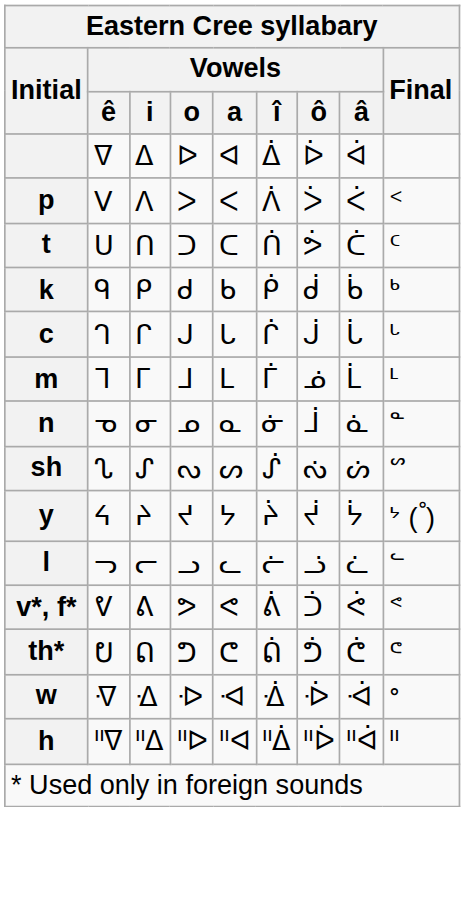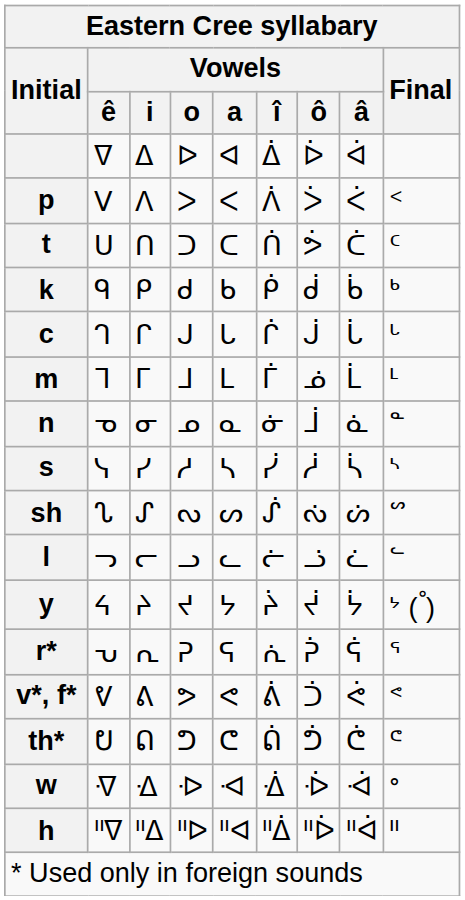+ row: (46, 467)
rows swapped: (46, 515) <-> (46, 562)
+ row: (46, 651)
